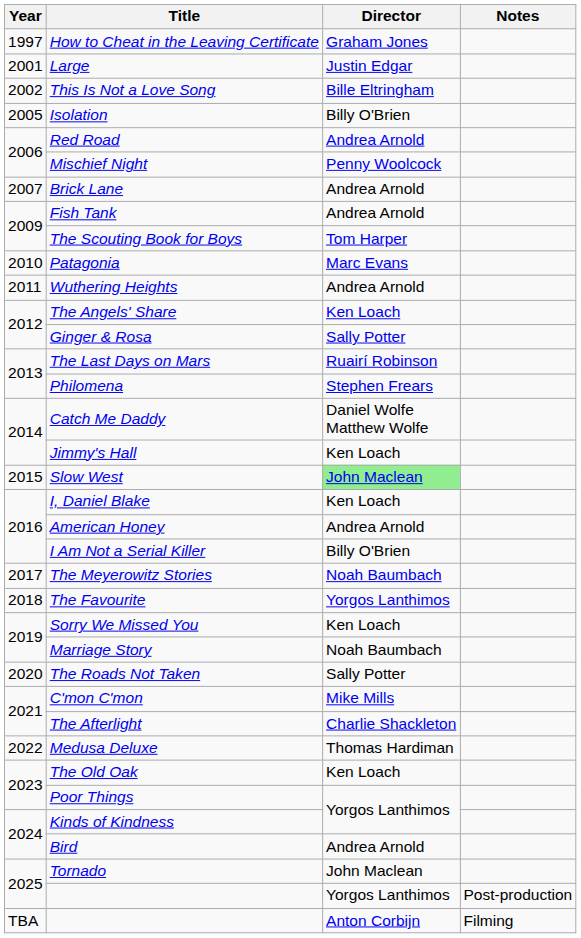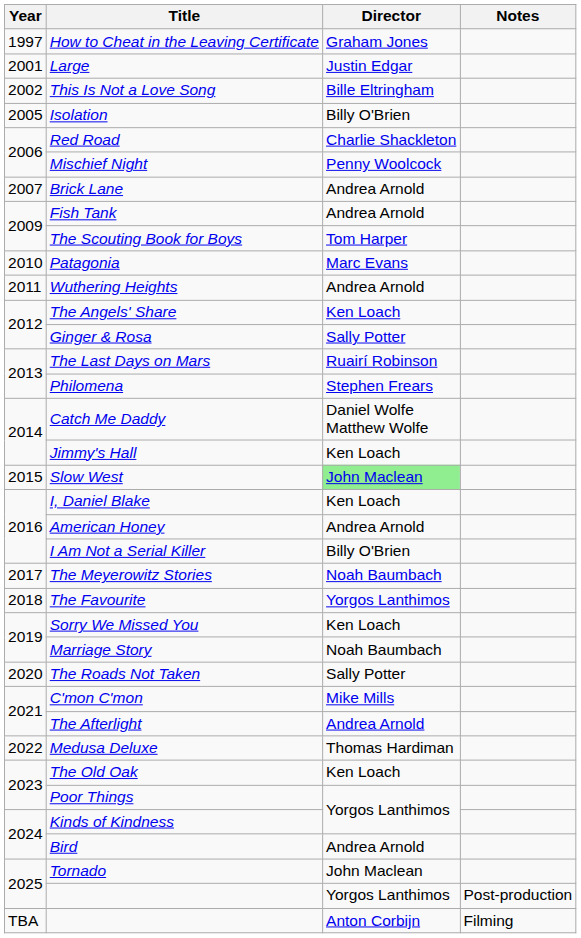(375, 139) Andrea Arnold -> (391, 139) Charlie Shackleton
(391, 723) Charlie Shackleton -> (375, 723) Andrea Arnold
